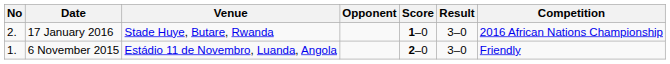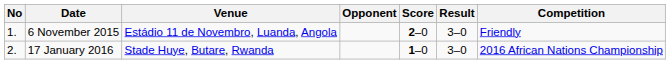rows swapped: (73, 50) <-> (71, 31)
